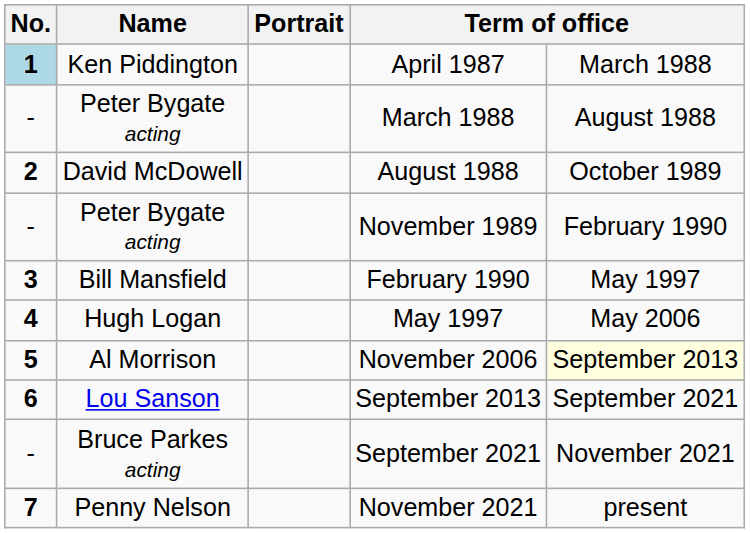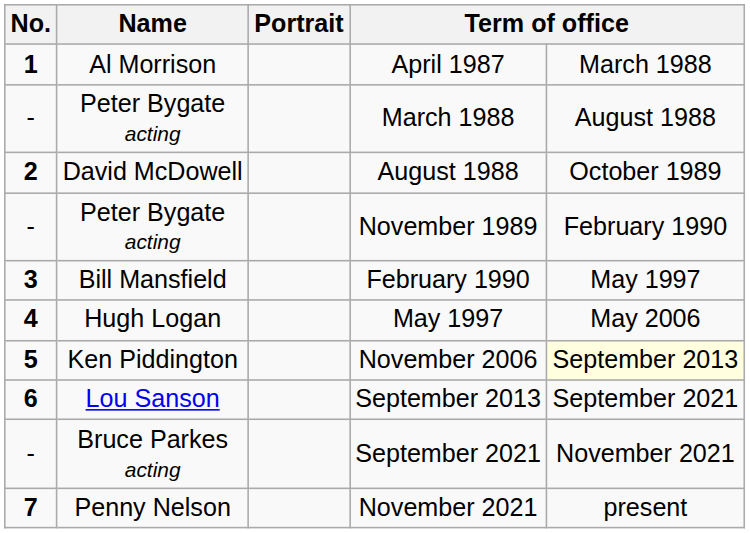(31, 64) lightblue background -> (31, 64) no background
(153, 64) Ken Piddington -> (153, 64) Al Morrison
(153, 359) Al Morrison -> (153, 359) Ken Piddington
